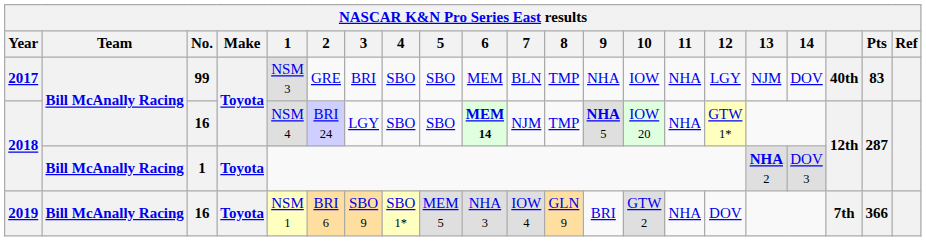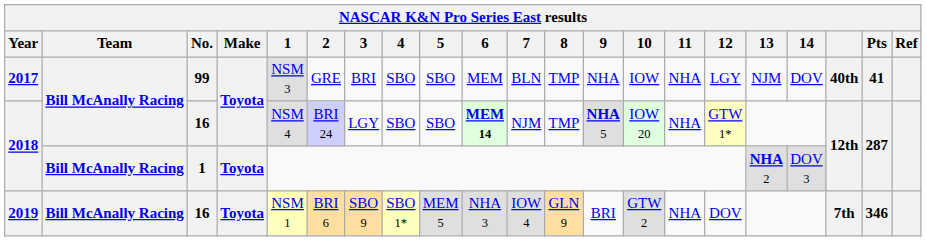(877, 78) 83 -> (877, 78) 41
(877, 212) 366 -> (877, 212) 346
